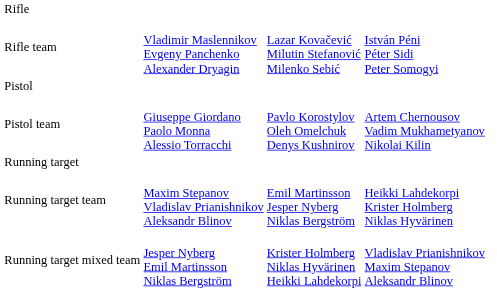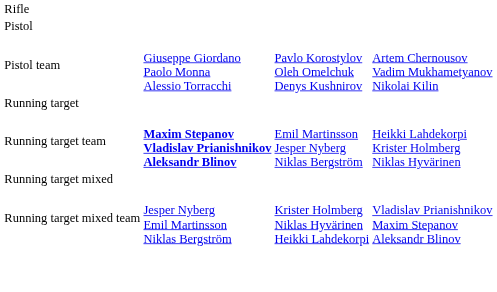- row: (31, 47)
(204, 207) normal -> (207, 148) bold
+ row: (59, 179)
